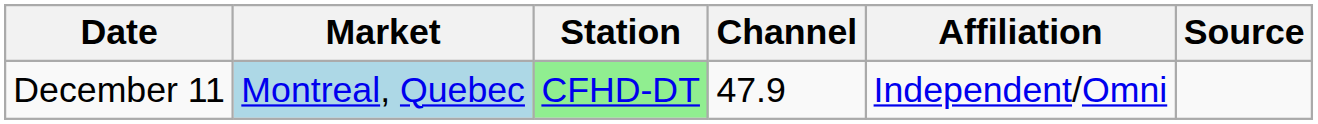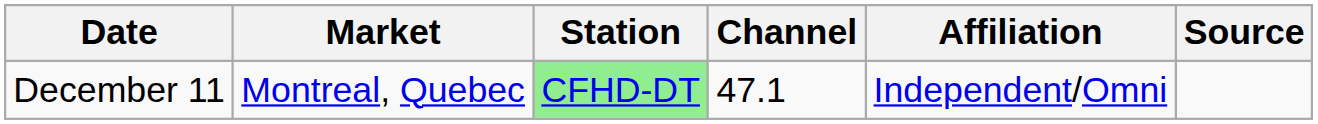(383, 89) lightblue background -> (383, 89) no background
(751, 89) 47.9 -> (751, 89) 47.1
